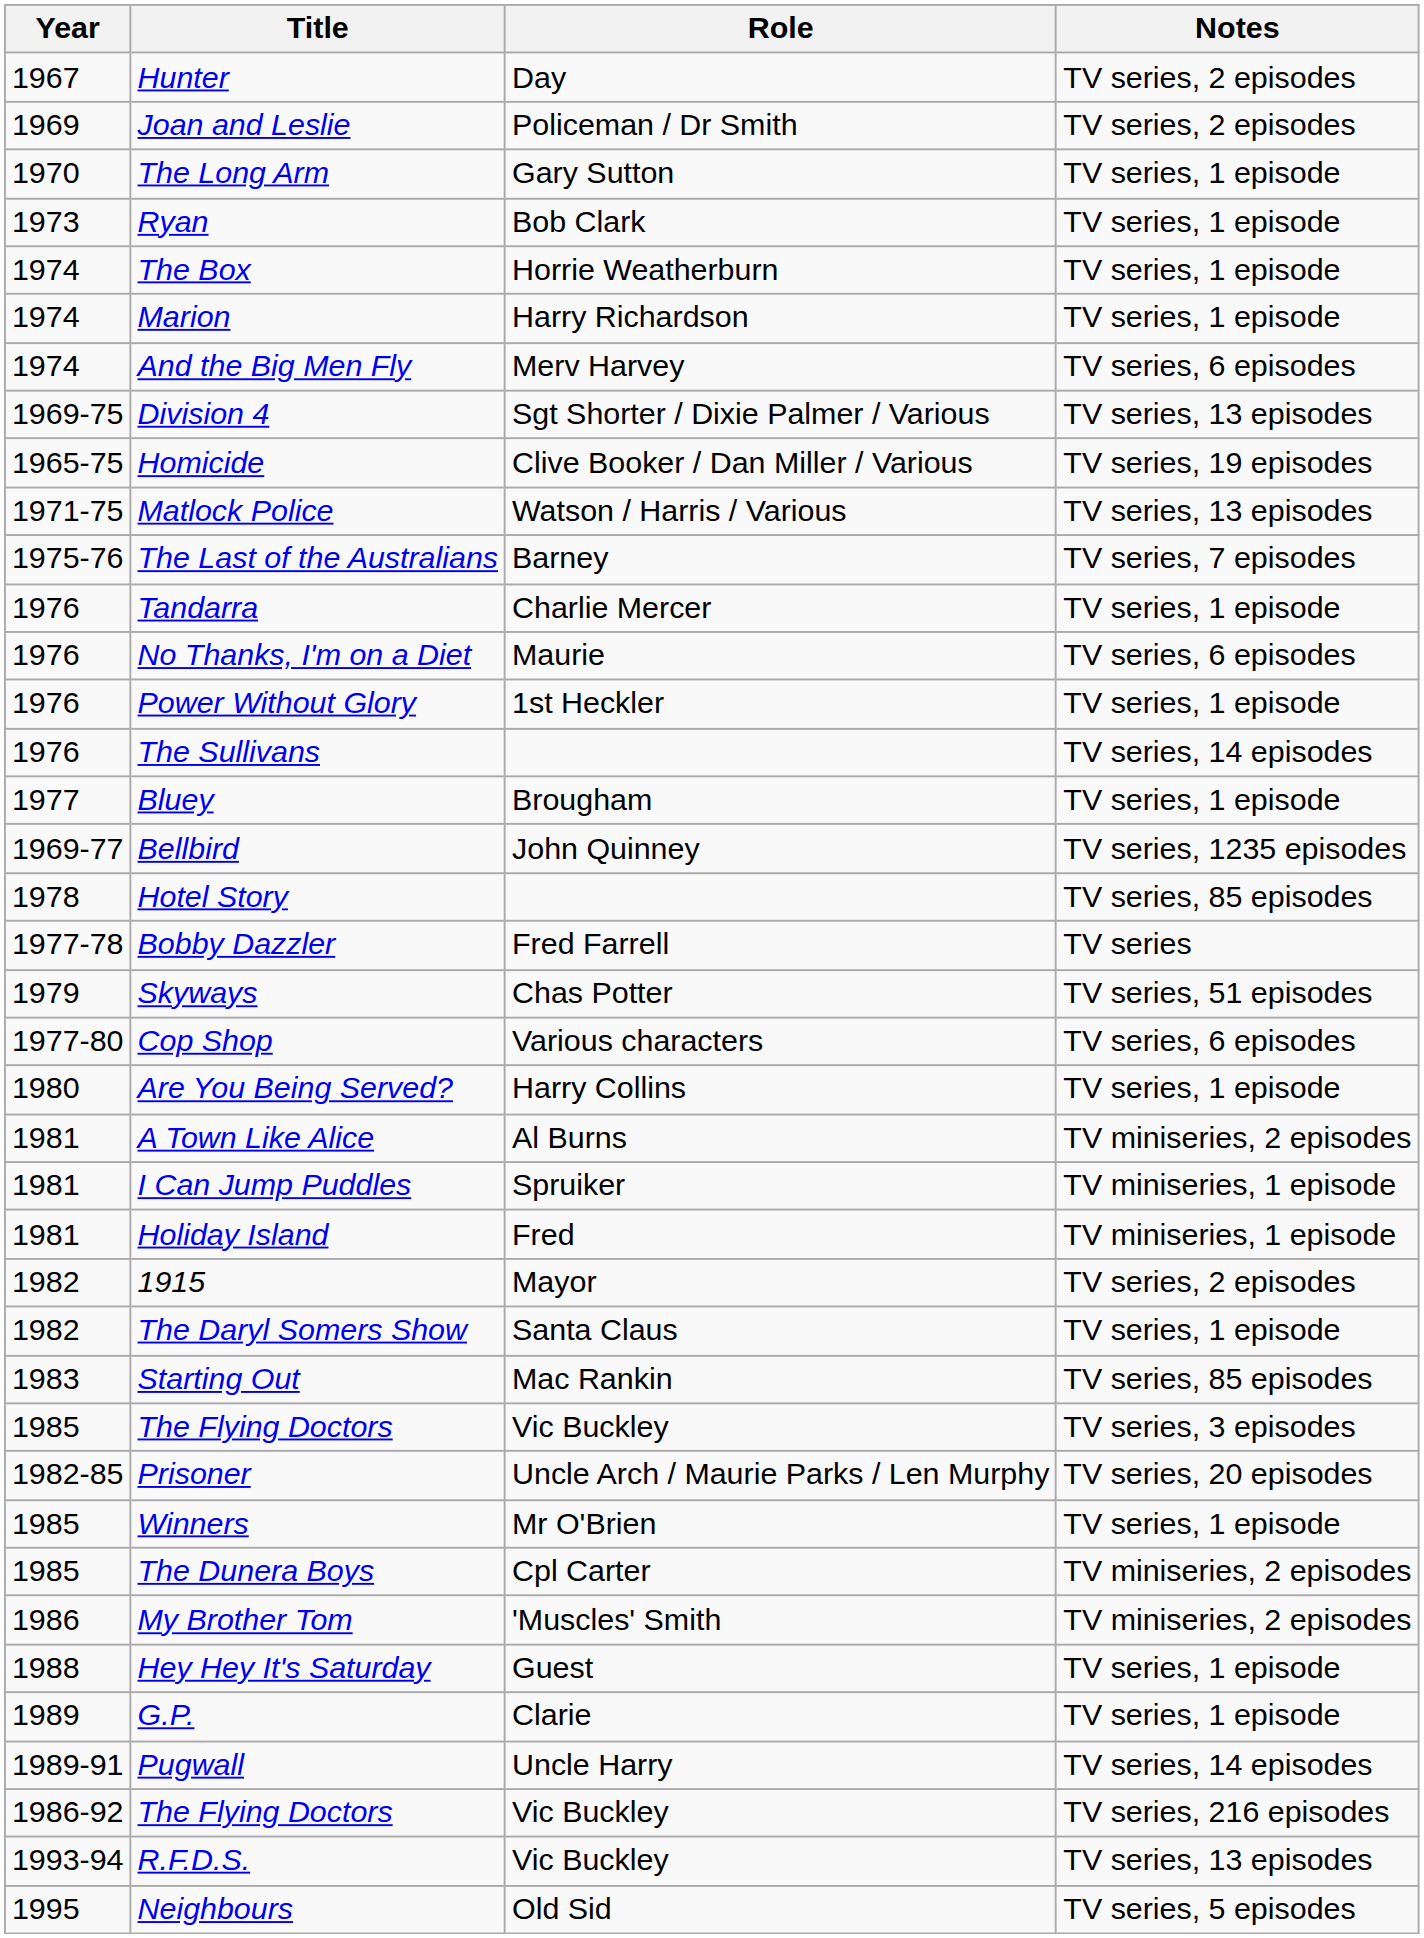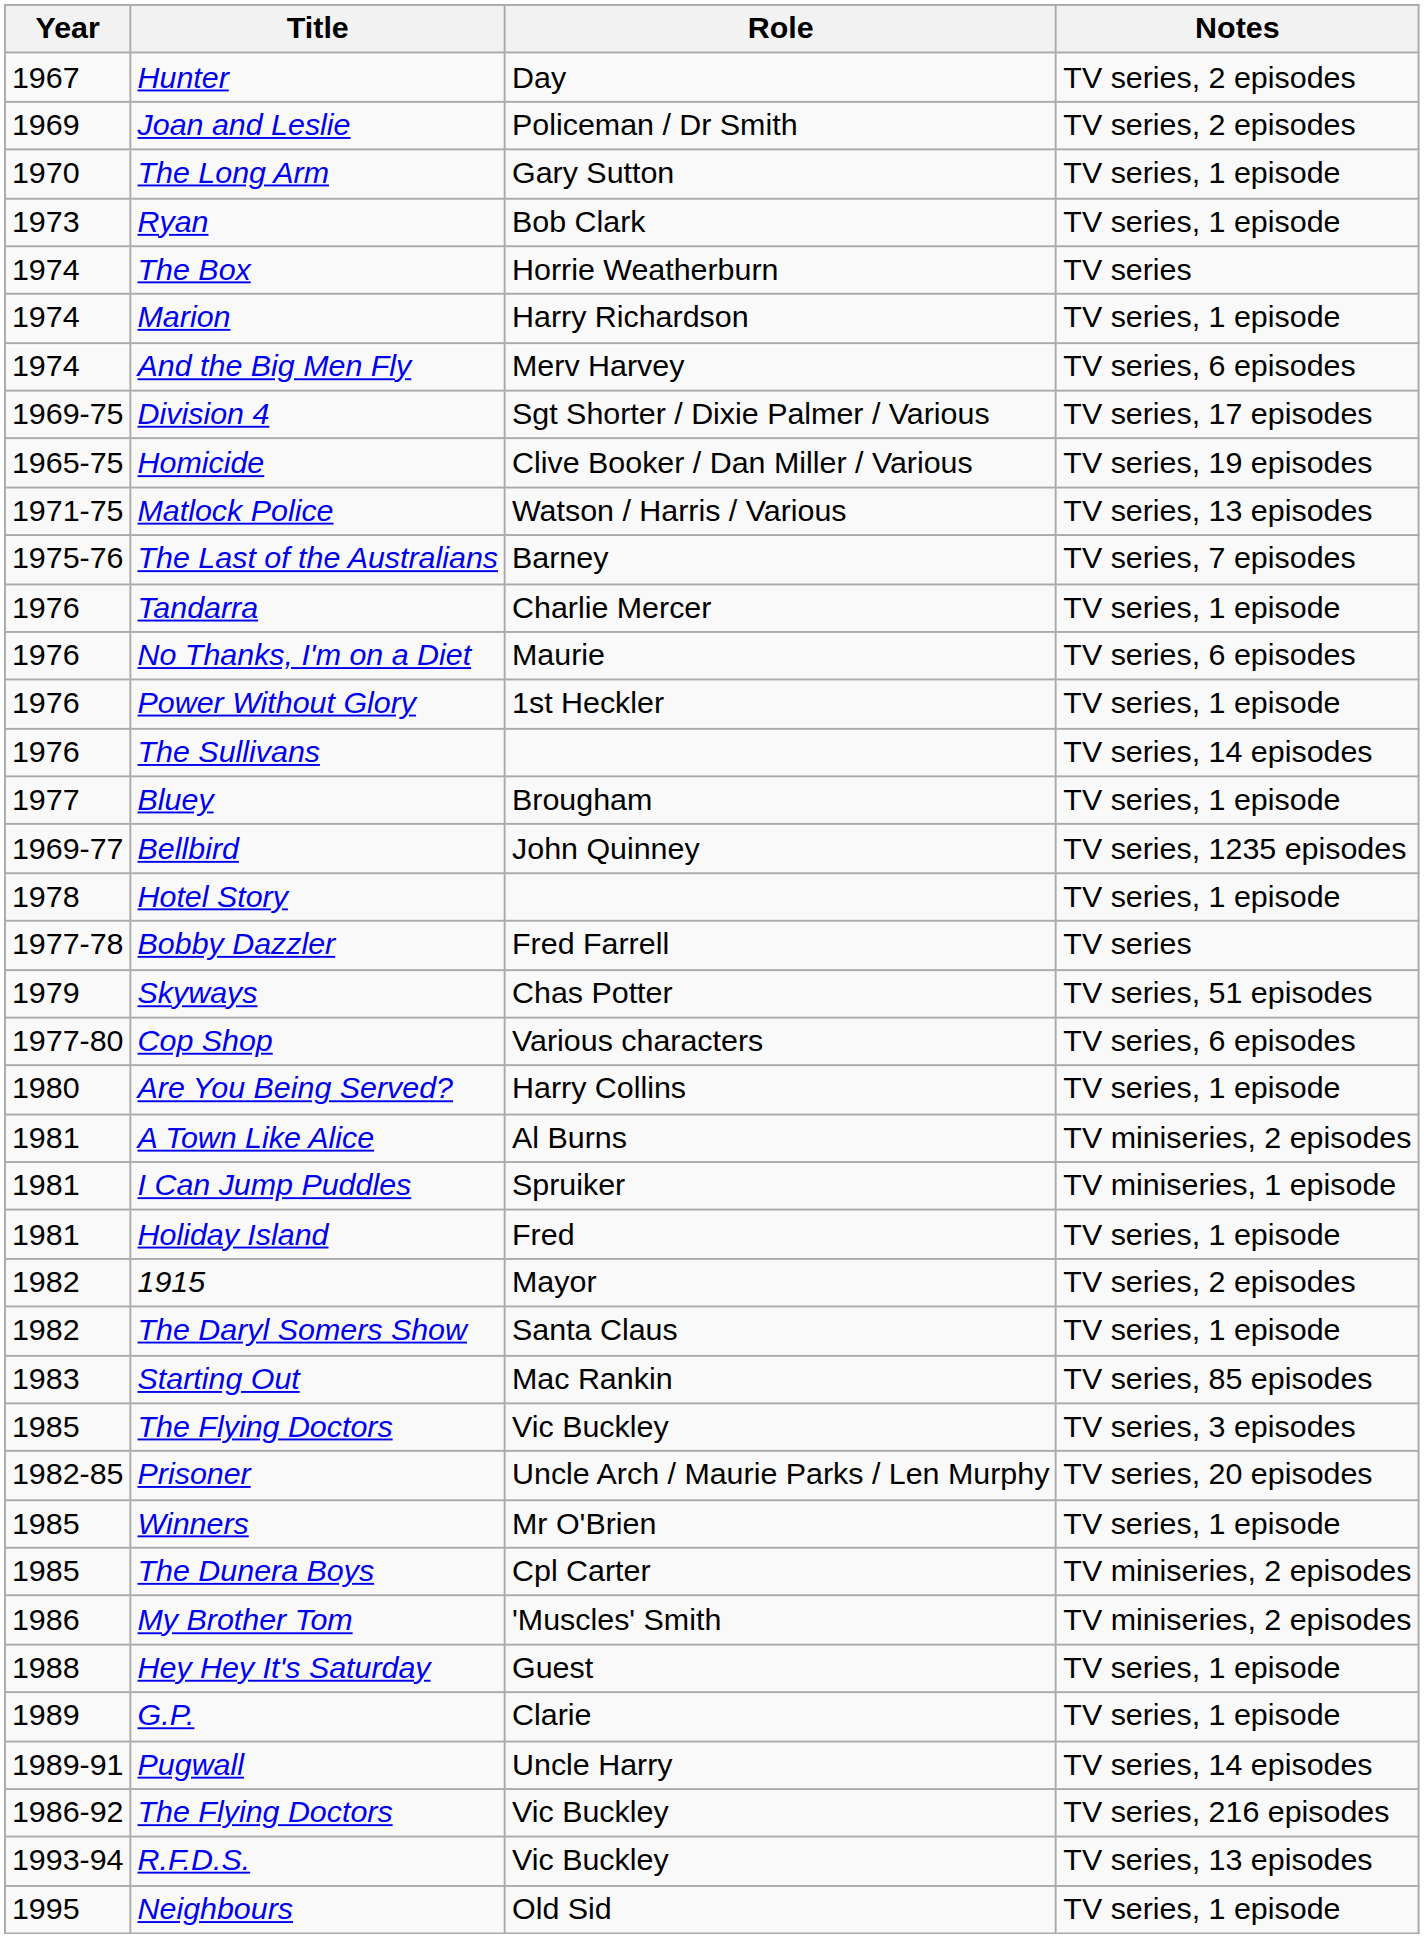(1202, 269) TV series, 1 episode -> (1128, 269) TV series
(1218, 414) TV series, 13 episodes -> (1218, 414) TV series, 17 episodes
(1218, 896) TV series, 85 episodes -> (1202, 896) TV series, 1 episode
(1230, 1233) TV miniseries, 1 episode -> (1202, 1233) TV series, 1 episode
(1210, 1908) TV series, 5 episodes -> (1202, 1908) TV series, 1 episode
